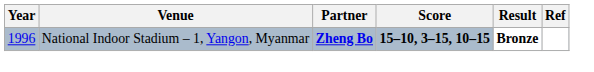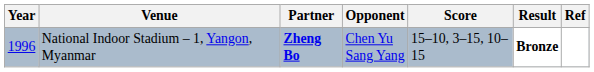+ column: (375, 16)
(435, 39) bold -> (459, 47) normal
